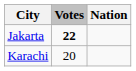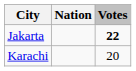columns swapped: (109, 14) <-> (69, 14)
